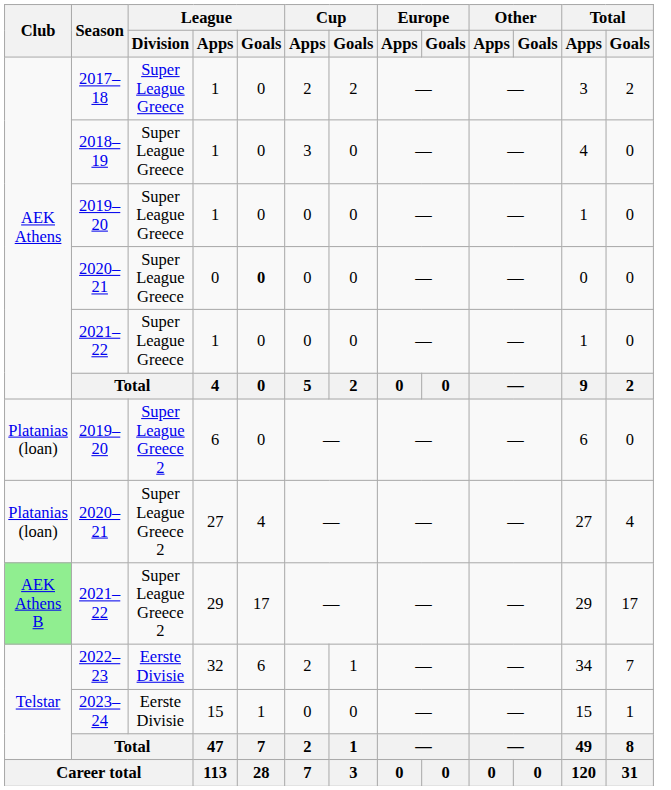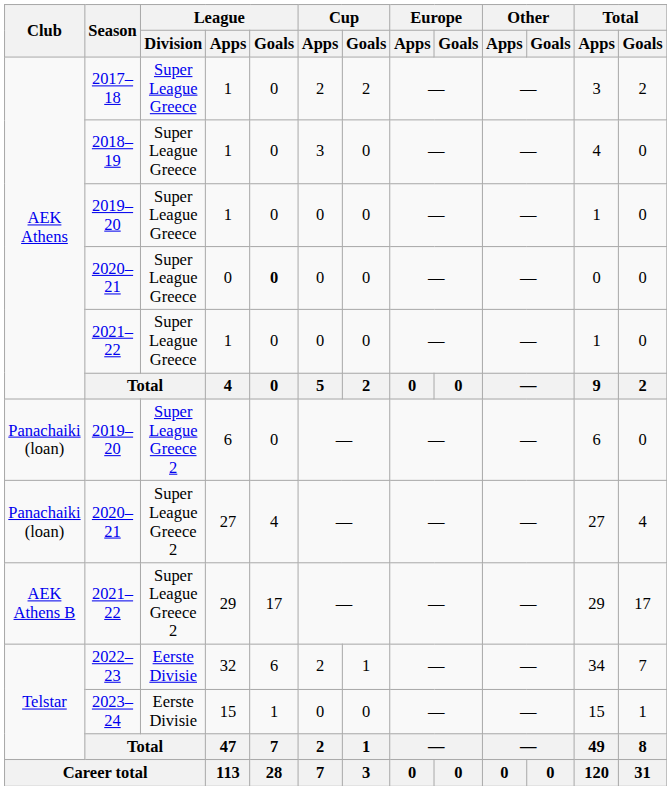(38, 439) Platanias (loan) -> (44, 439) Panachaiki (loan)
(38, 521) Platanias (loan) -> (44, 521) Panachaiki (loan)
(38, 603) lightgreen background -> (44, 603) no background
